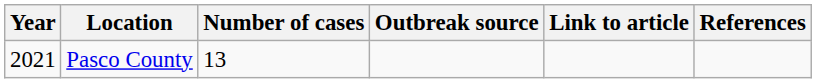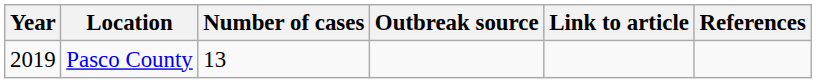(33, 58) 2021 -> (33, 58) 2019
